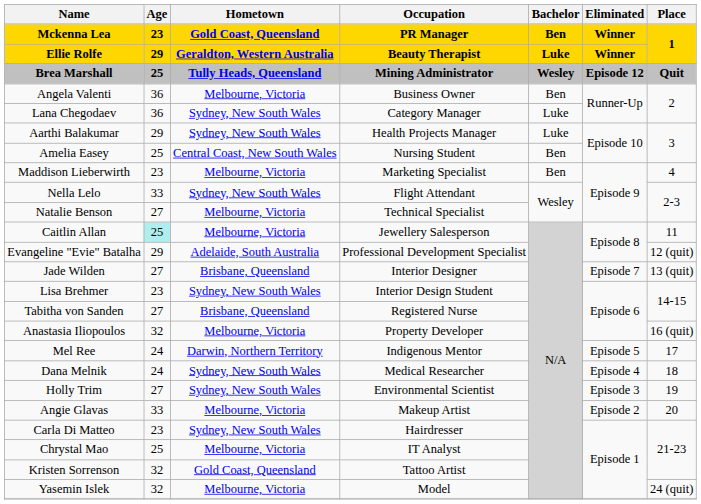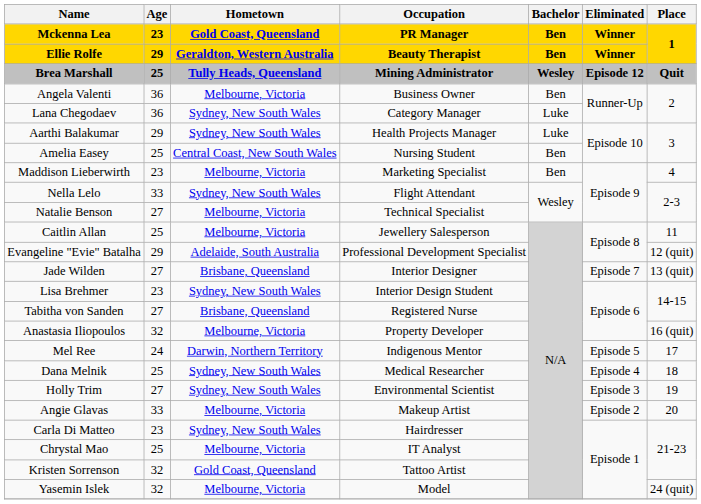(556, 53) Luke -> (556, 53) Ben
(157, 232) paleturquoise background -> (157, 232) no background
(157, 370) 24 -> (157, 370) 25
